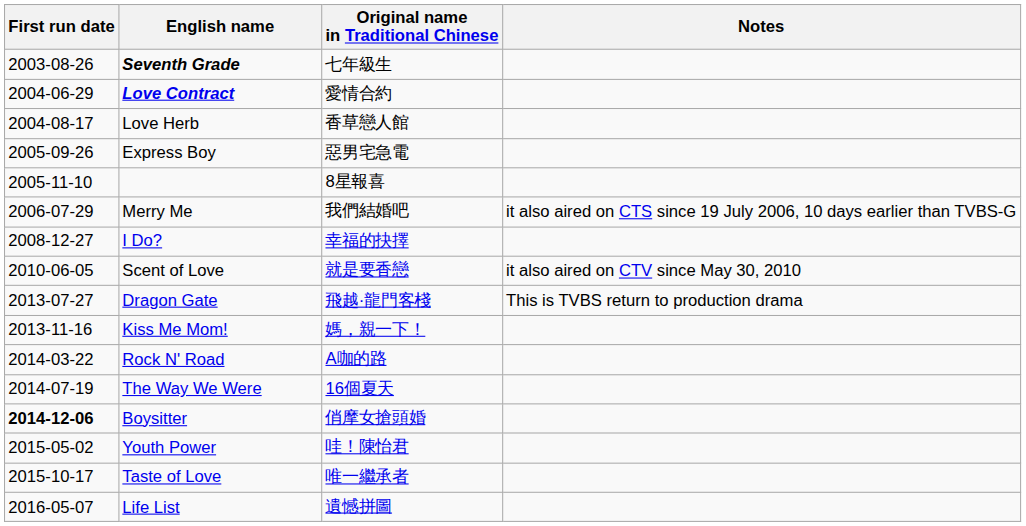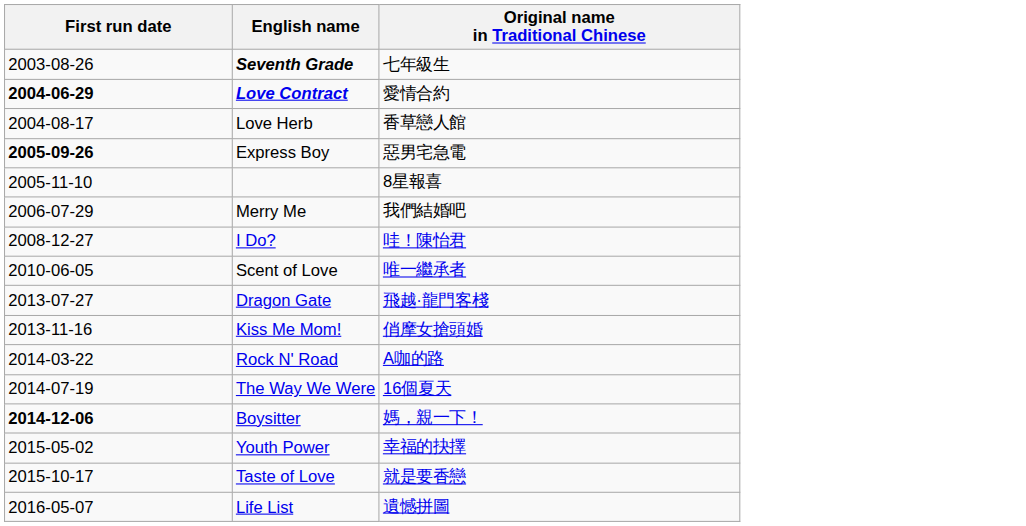- column: (761, 27)
(51, 93) normal -> (51, 93) bold
(51, 152) normal -> (51, 152) bold
(367, 240) 幸福的抉擇 -> (424, 240) 哇！陳怡君
(367, 270) 就是要香戀 -> (424, 270) 唯一繼承者
(375, 329) 媽，親一下！ -> (433, 329) 俏摩女搶頭婚
(375, 417) 俏摩女搶頭婚 -> (433, 417) 媽，親一下！
(367, 447) 哇！陳怡君 -> (424, 447) 幸福的抉擇
(367, 476) 唯一繼承者 -> (424, 476) 就是要香戀
